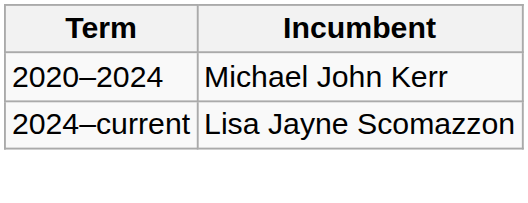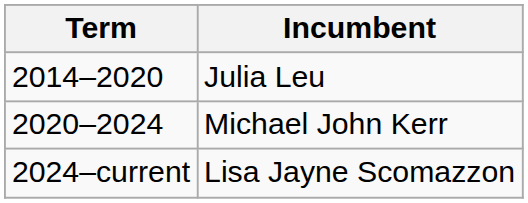+ row: (265, 76)
